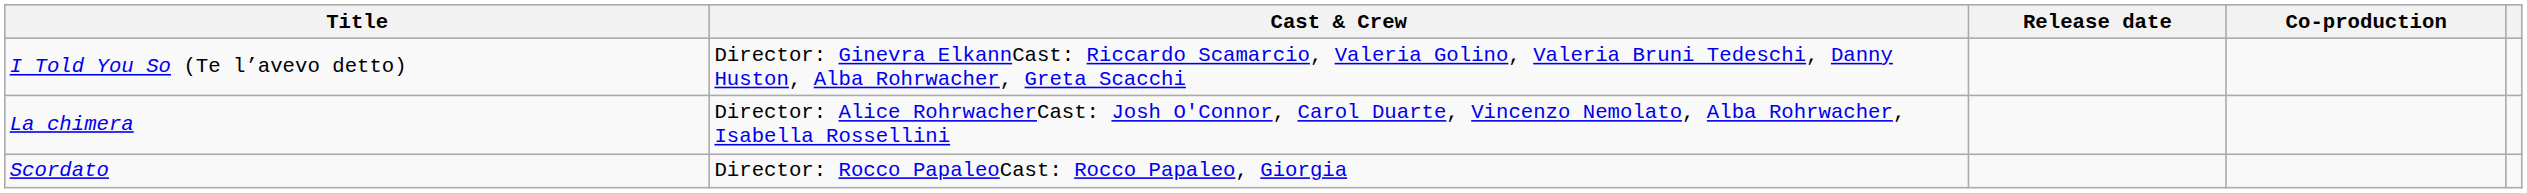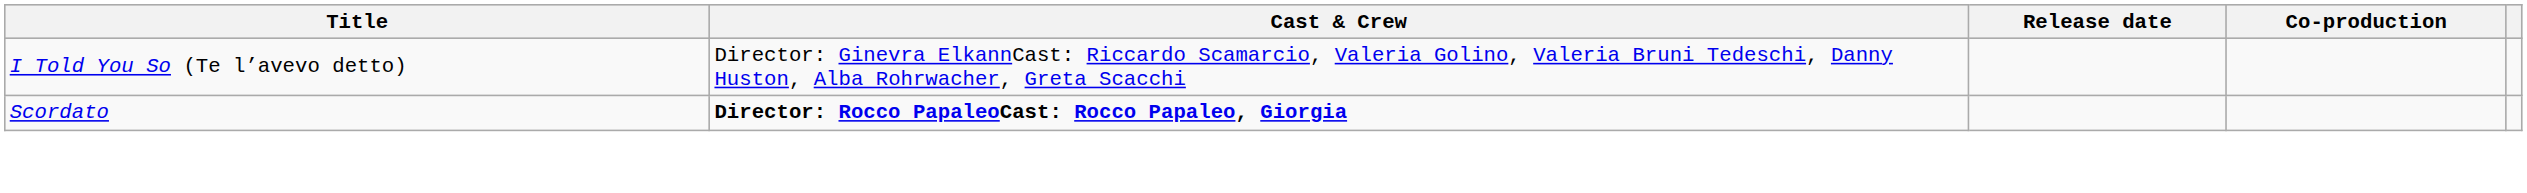- row: (72, 125)
(1031, 170) normal -> (1031, 113) bold
